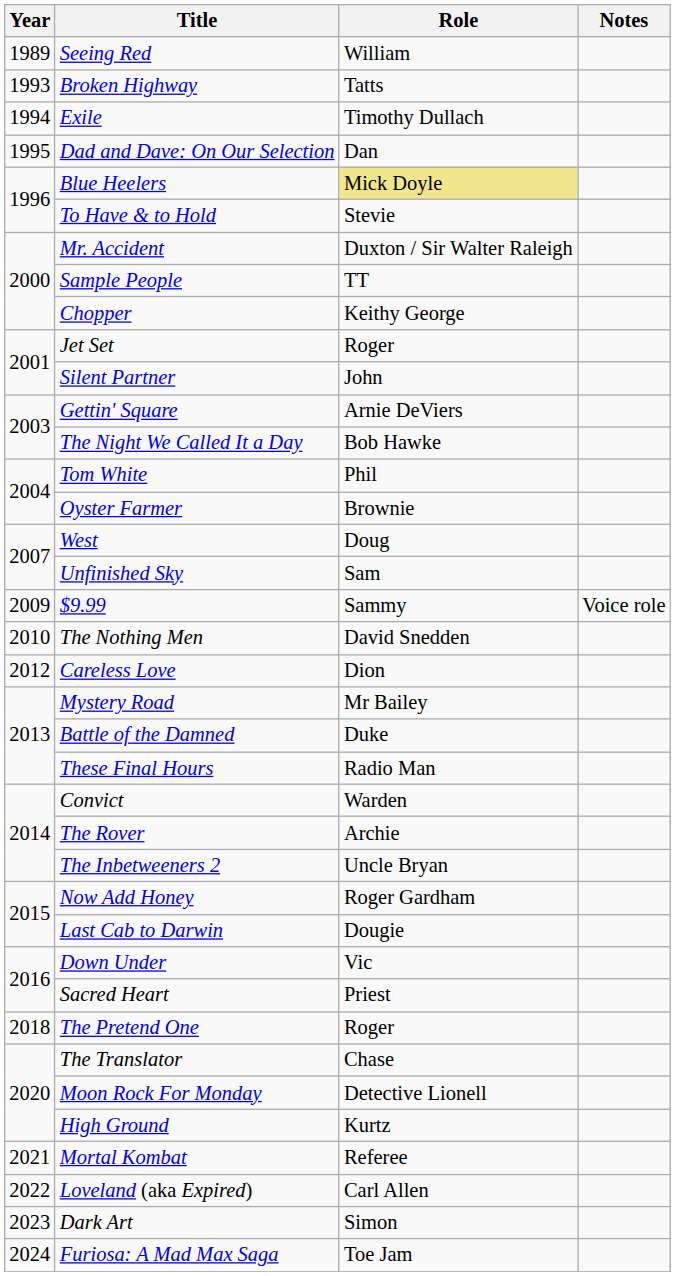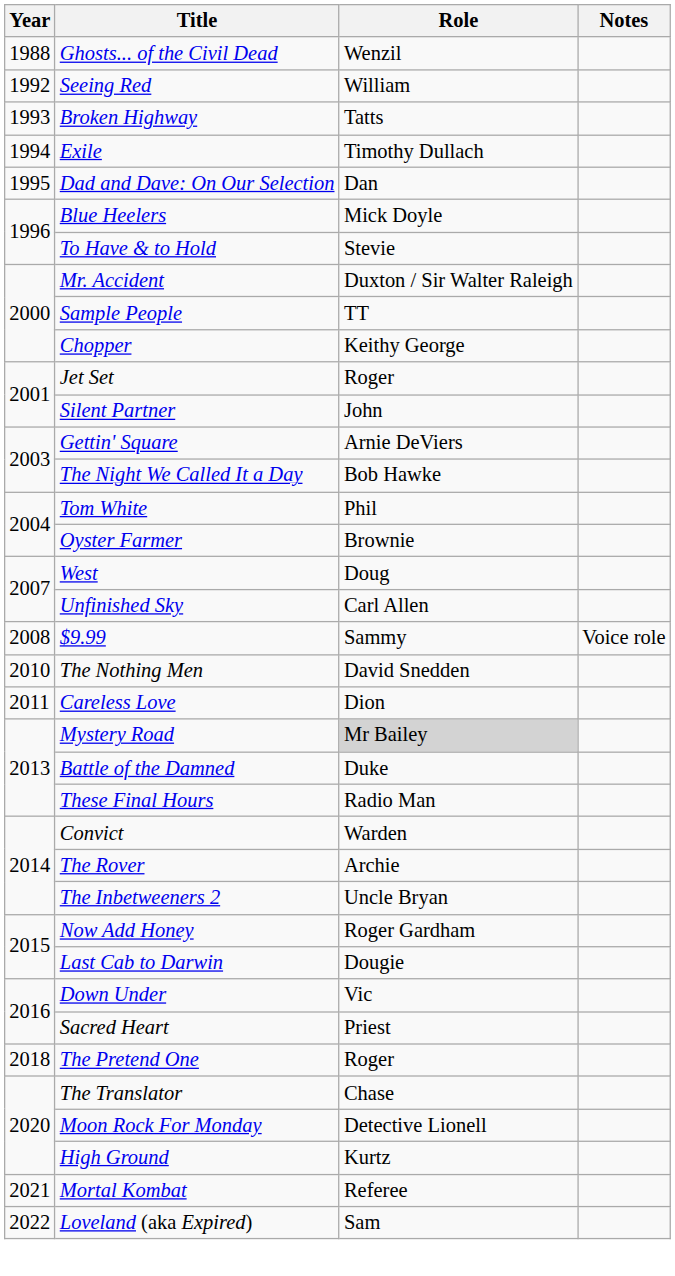+ row: (169, 53)
(30, 53) 1989 -> (30, 85) 1992
(393, 183) khaki background -> (393, 215) no background
(362, 572) Sam -> (386, 605) Carl Allen
(30, 605) 2009 -> (30, 637) 2008
(30, 670) 2012 -> (29, 702) 2011
(386, 702) no background -> (386, 735) lightgrey background
(386, 1190) Carl Allen -> (362, 1222) Sam
- row: (96, 1222)
- row: (169, 1254)
